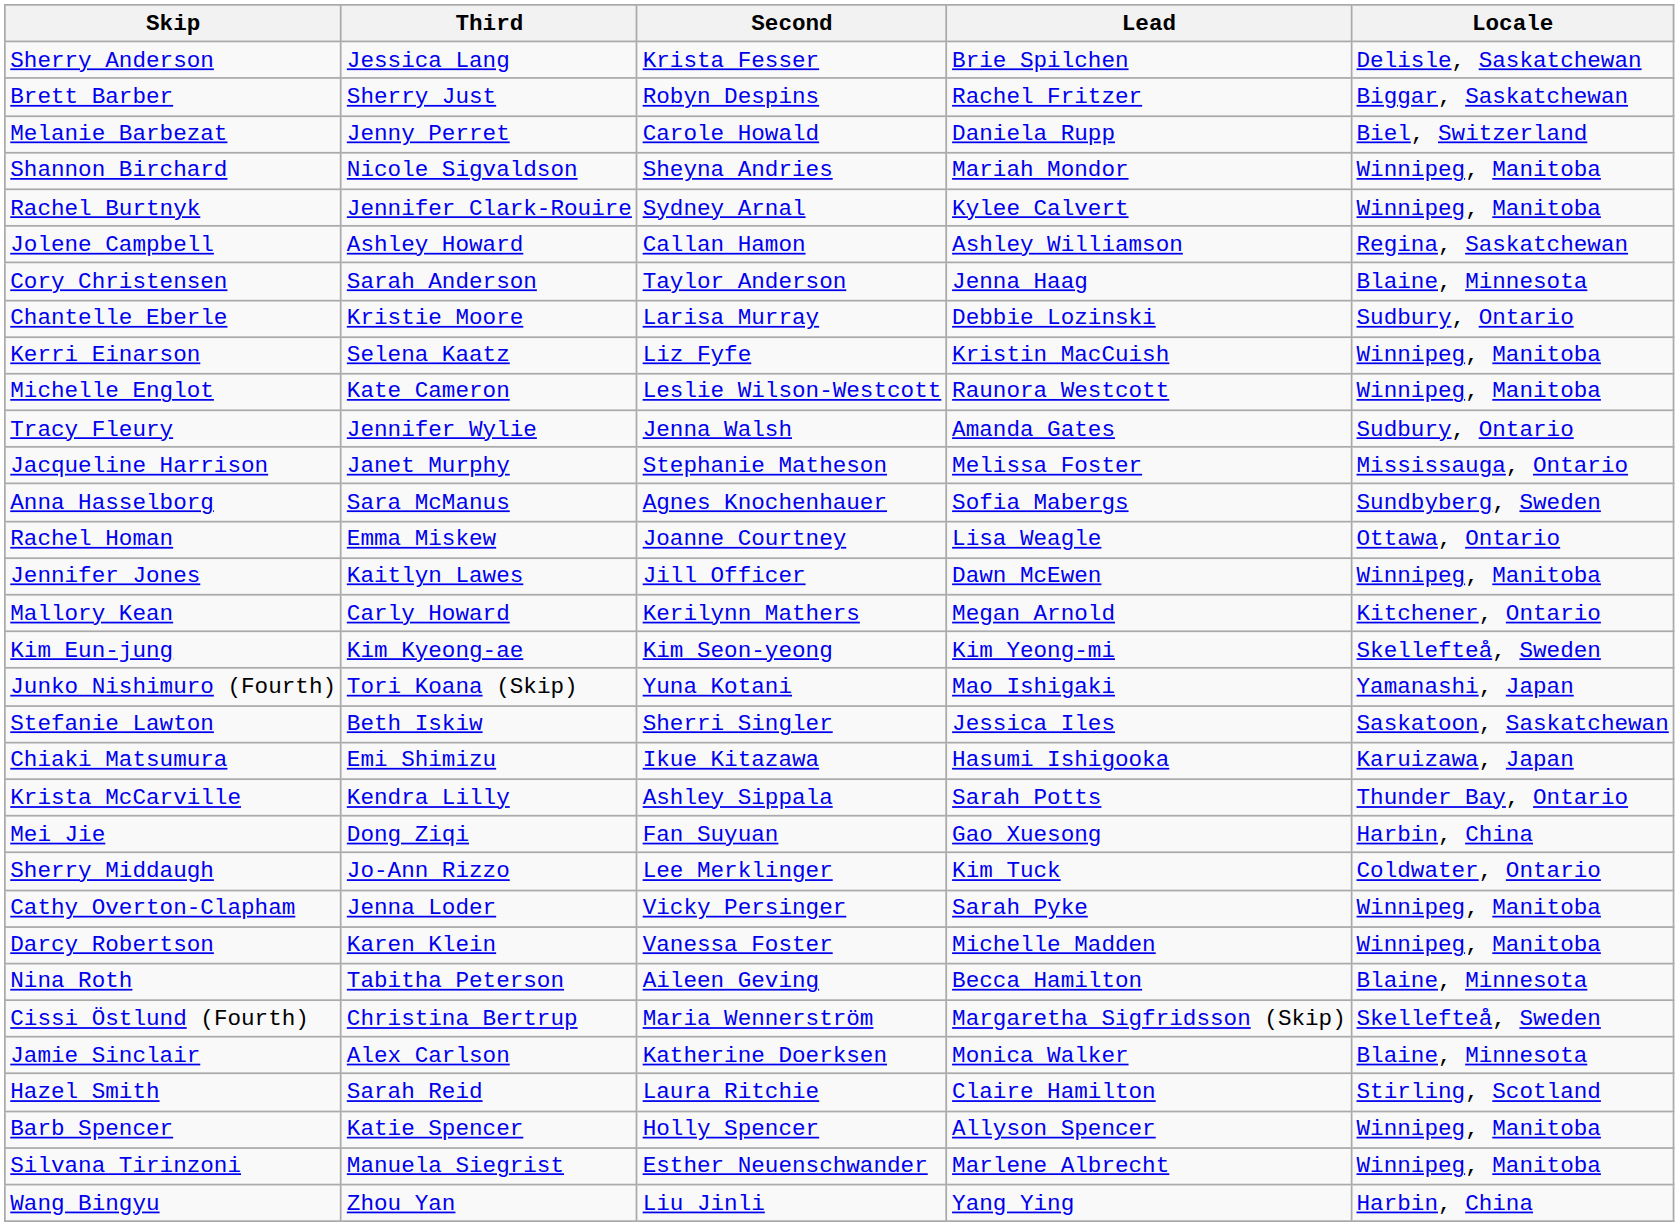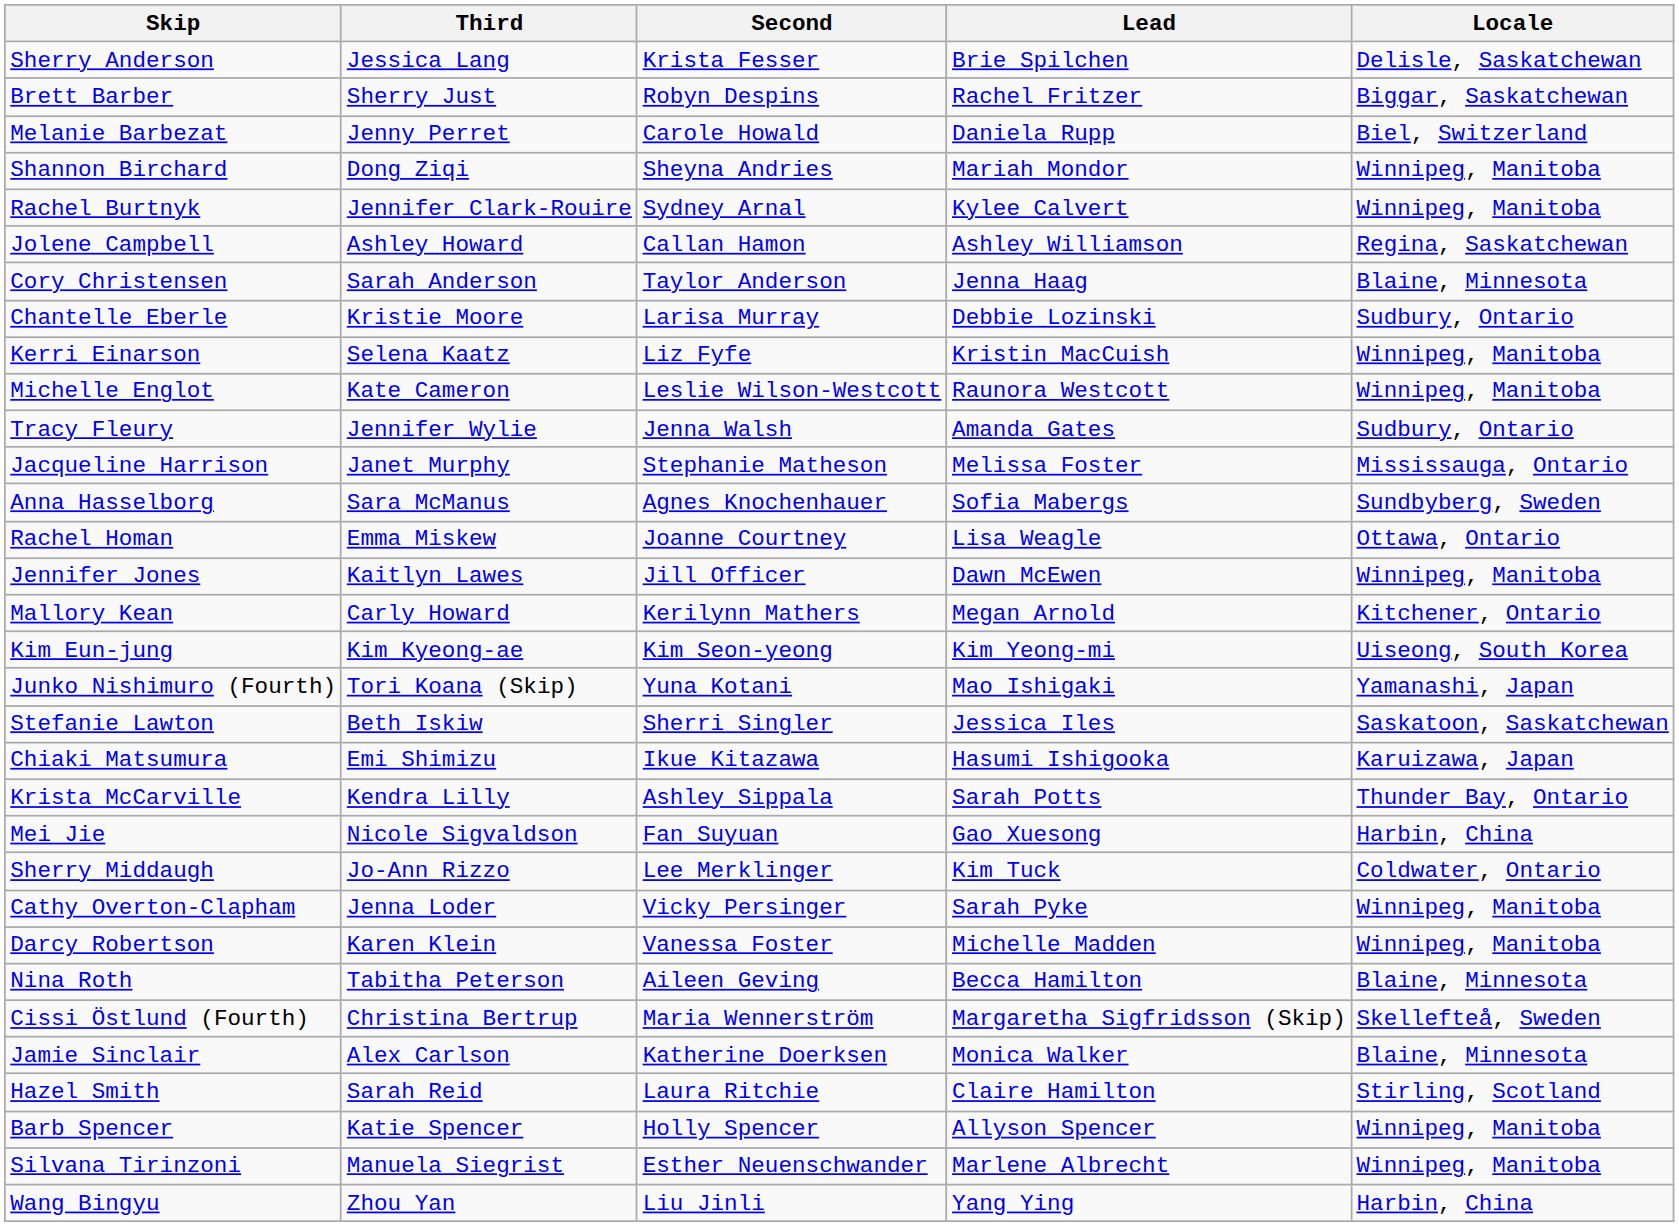(462, 171) Nicole Sigvaldson -> (408, 171) Dong Ziqi
(1479, 650) Skellefteå, Sweden -> (1492, 650) Uiseong, South Korea
(408, 834) Dong Ziqi -> (462, 834) Nicole Sigvaldson
